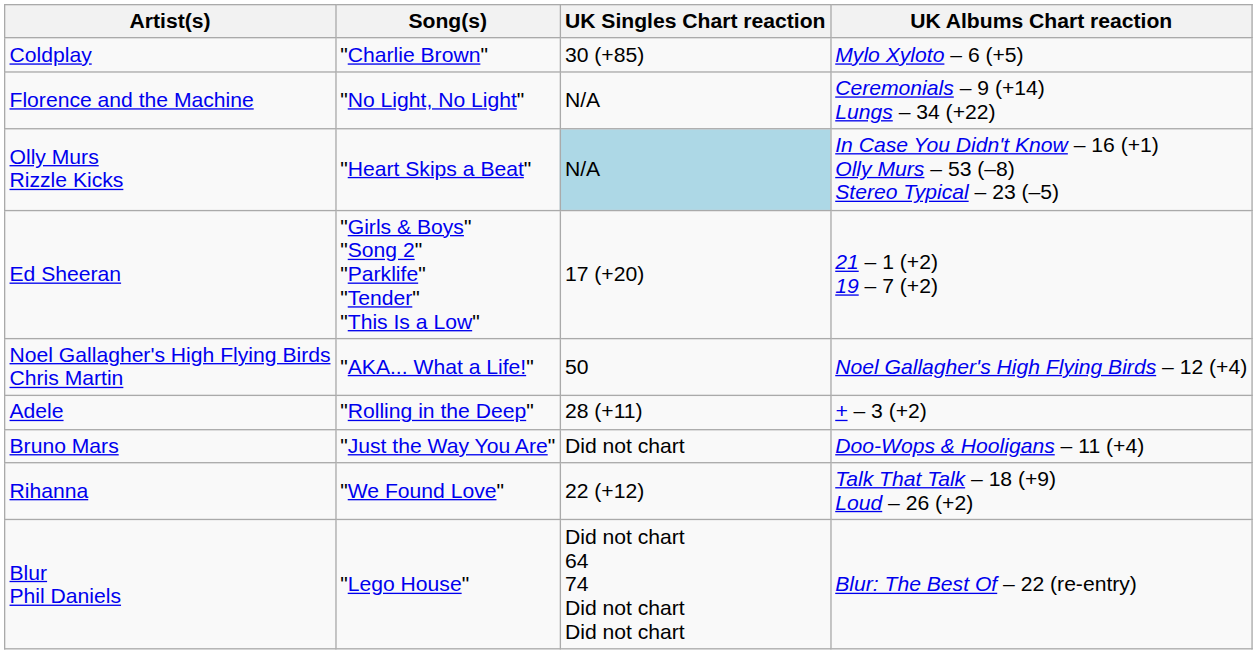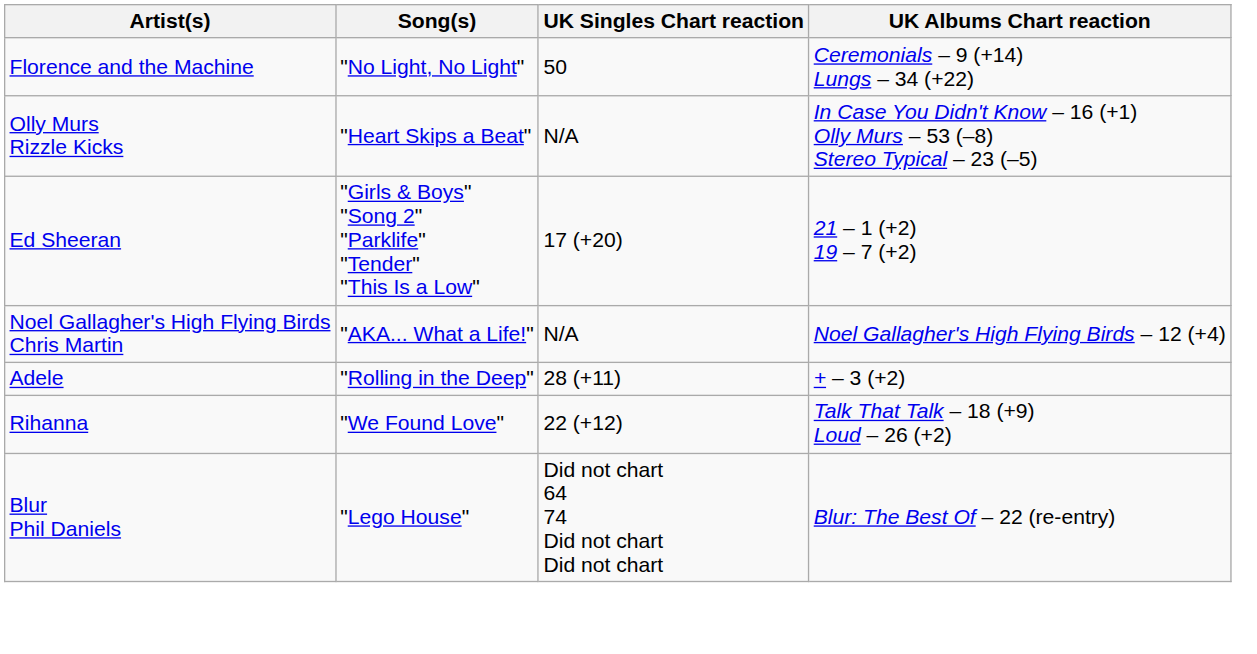- row: (51, 54)
(583, 100) N/A -> (555, 66) 50
(583, 169) lightblue background -> (561, 135) no background
(577, 366) 50 -> (561, 333) N/A
- row: (64, 445)
